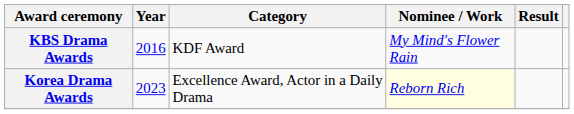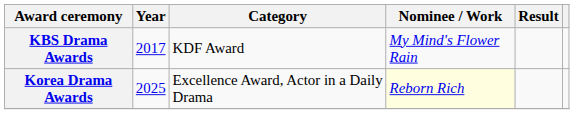(151, 48) 2016 -> (151, 48) 2017
(151, 88) 2023 -> (151, 88) 2025
